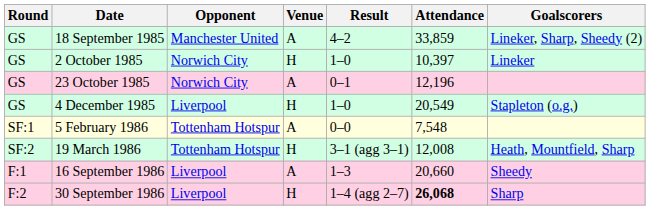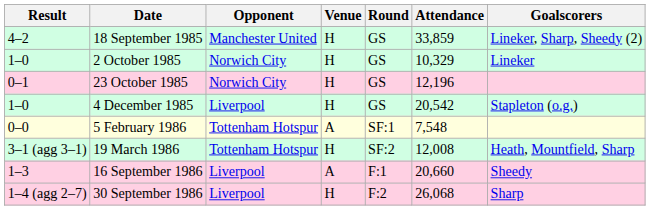columns swapped: (28, 15) <-> (369, 15)
(291, 37) A -> (330, 37) H
(435, 60) 10,397 -> (435, 60) 10,329
(291, 82) A -> (330, 82) H
(435, 104) 20,549 -> (435, 104) 20,542
(435, 194) bold -> (435, 194) normal
